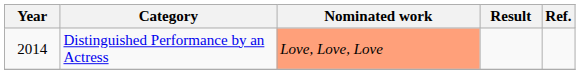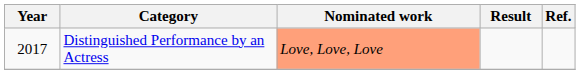(32, 48) 2014 -> (32, 48) 2017
